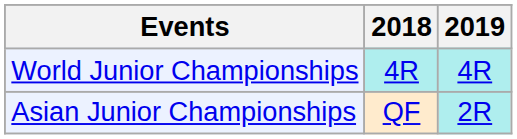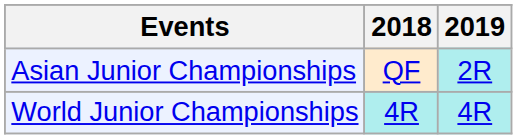rows swapped: (184, 113) <-> (185, 70)
